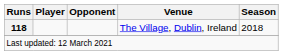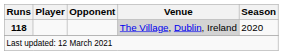(178, 27) no background -> (178, 27) lightgrey background
(252, 27) 2018 -> (252, 27) 2020
